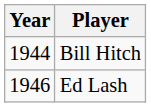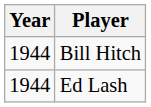(30, 85) 1946 -> (30, 85) 1944
